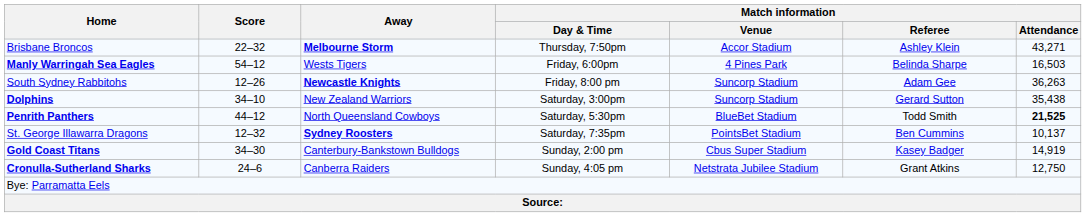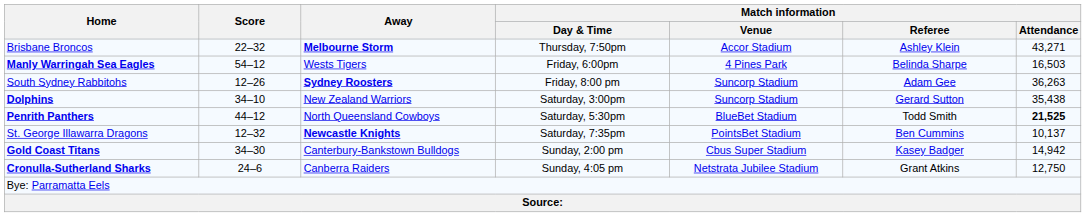(352, 82) Newcastle Knights -> (348, 82) Sydney Roosters
(348, 133) Sydney Roosters -> (352, 133) Newcastle Knights
(1049, 151) 14,919 -> (1049, 151) 14,942
